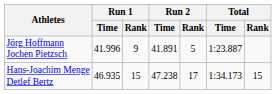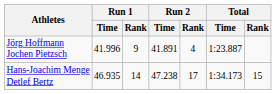(193, 49) 5 -> (193, 49) 4
(136, 76) 15 -> (136, 76) 14
